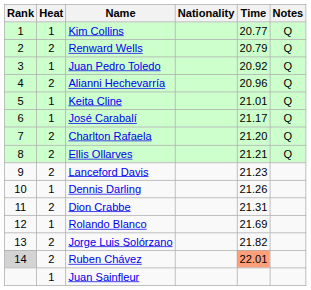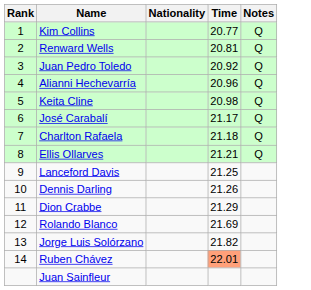- column: (51, 13)
(253, 48) 20.79 -> (224, 48) 20.81
(253, 101) 21.01 -> (224, 101) 20.98
(253, 136) 21.20 -> (224, 136) 21.18
(253, 171) 21.23 -> (224, 171) 21.25
(253, 207) 21.31 -> (224, 207) 21.29
(20, 259) lightgrey background -> (20, 259) no background
